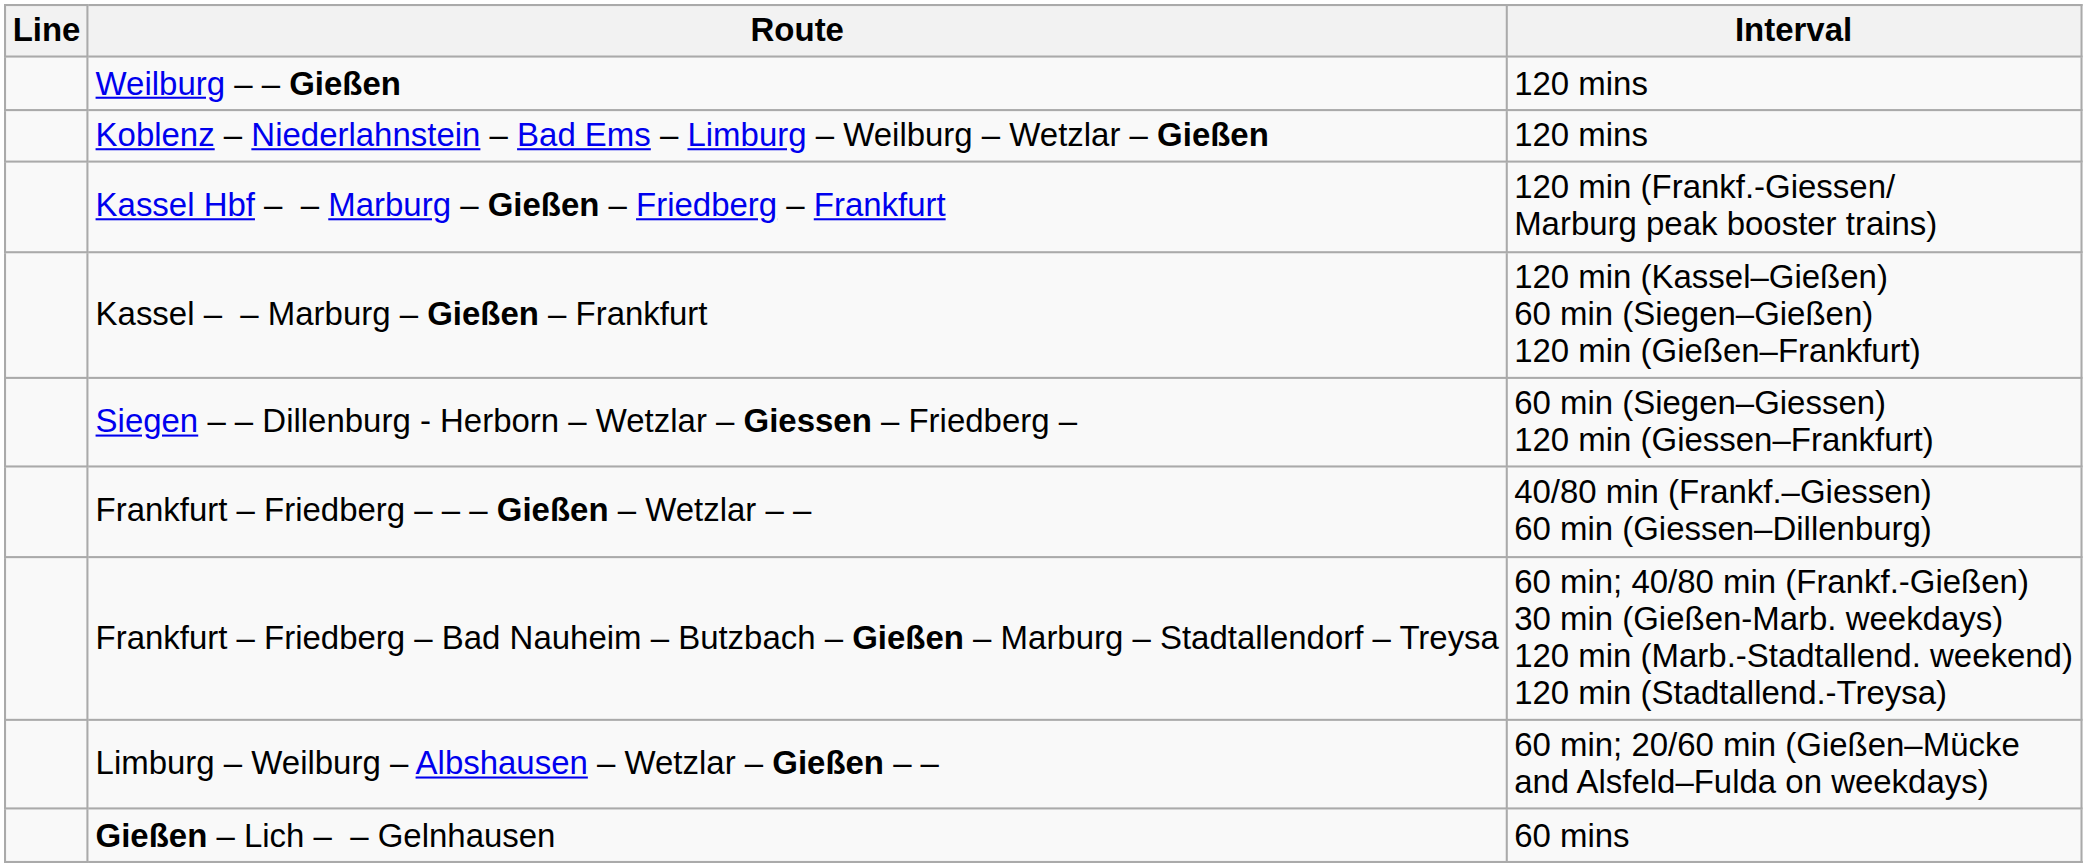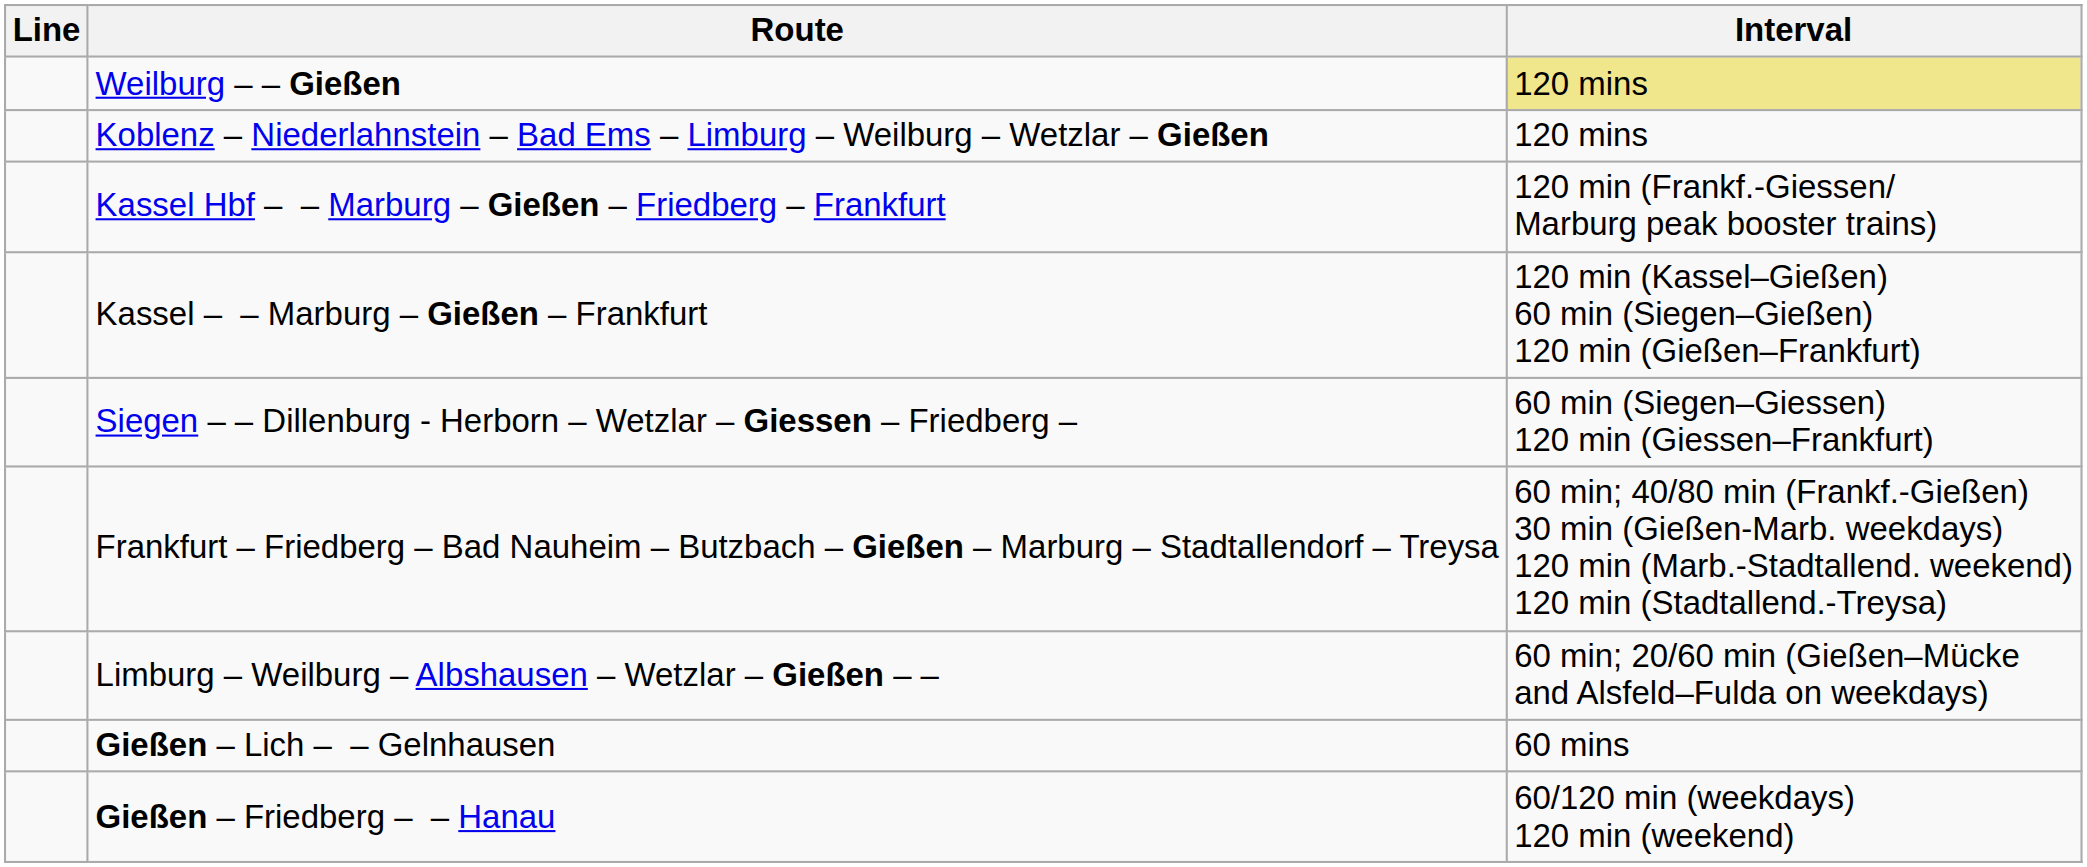(1581, 82) no background -> (1581, 82) khaki background
- row: (453, 511)
+ row: (326, 816)
